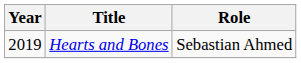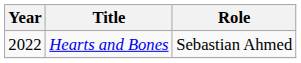(25, 44) 2019 -> (25, 44) 2022
